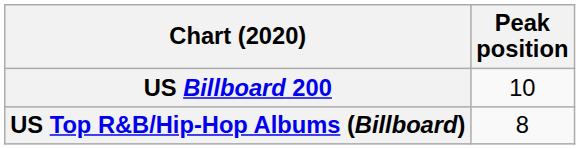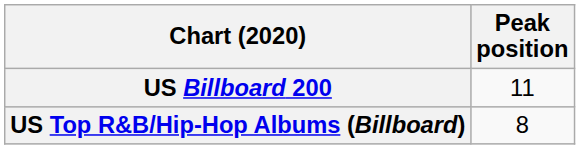(522, 87) 10 -> (522, 87) 11
